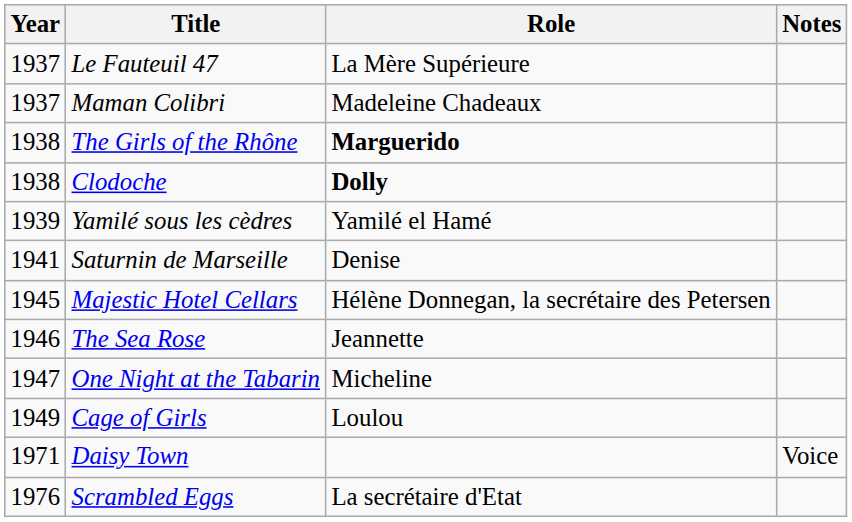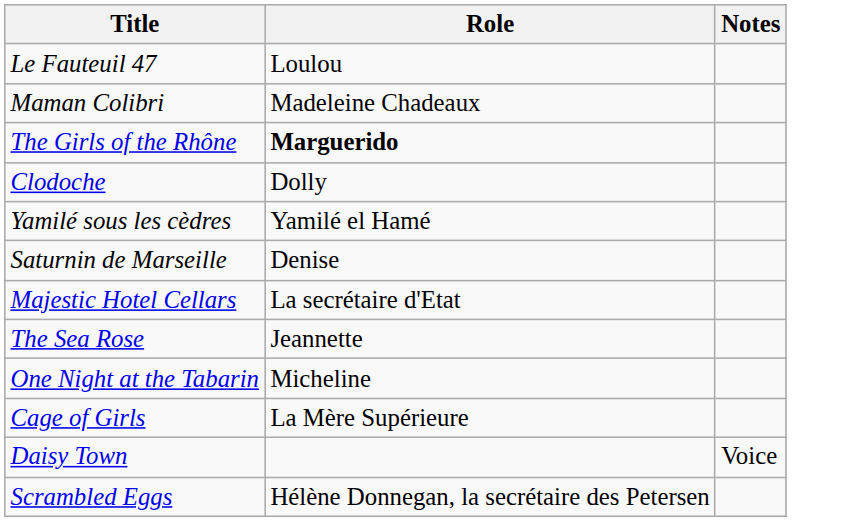- column: (35, 24)
(431, 63) La Mère Supérieure -> (306, 63) Loulou
(360, 181) bold -> (299, 181) normal
(551, 299) Hélène Donnegan, la secrétaire des Petersen -> (366, 299) La secrétaire d'Etat
(367, 417) Loulou -> (370, 417) La Mère Supérieure
(427, 496) La secrétaire d'Etat -> (490, 496) Hélène Donnegan, la secrétaire des Petersen
